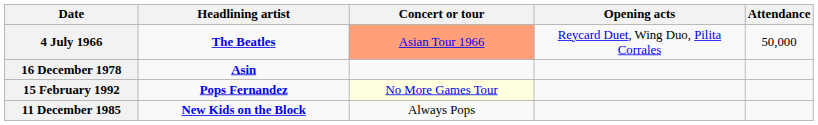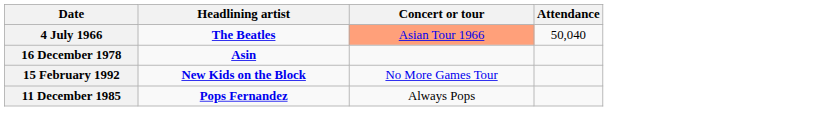- column: (639, 14)
(779, 42) 50,000 -> (568, 34) 50,040
(244, 89) Pops Fernandez -> (244, 75) New Kids on the Block
(442, 89) lightyellow background -> (442, 75) no background
(244, 110) New Kids on the Block -> (244, 95) Pops Fernandez
